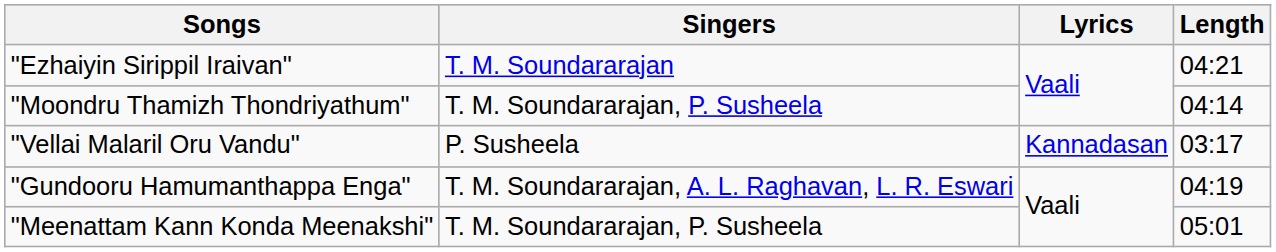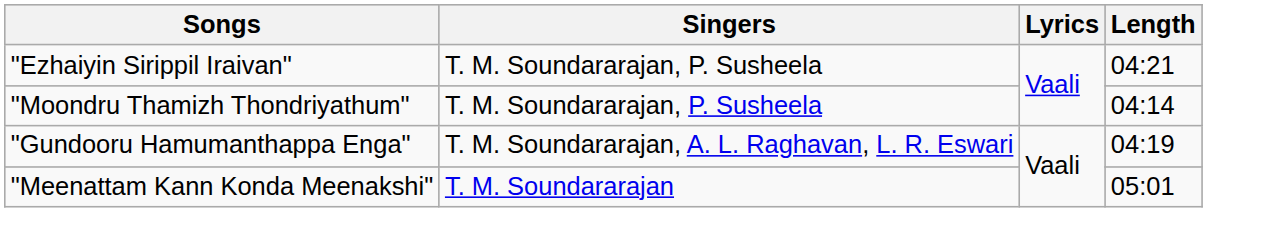(559, 65) T. M. Soundararajan -> (633, 65) T. M. Soundararajan, P. Susheela
- row: (155, 145)
(633, 226) T. M. Soundararajan, P. Susheela -> (559, 186) T. M. Soundararajan
